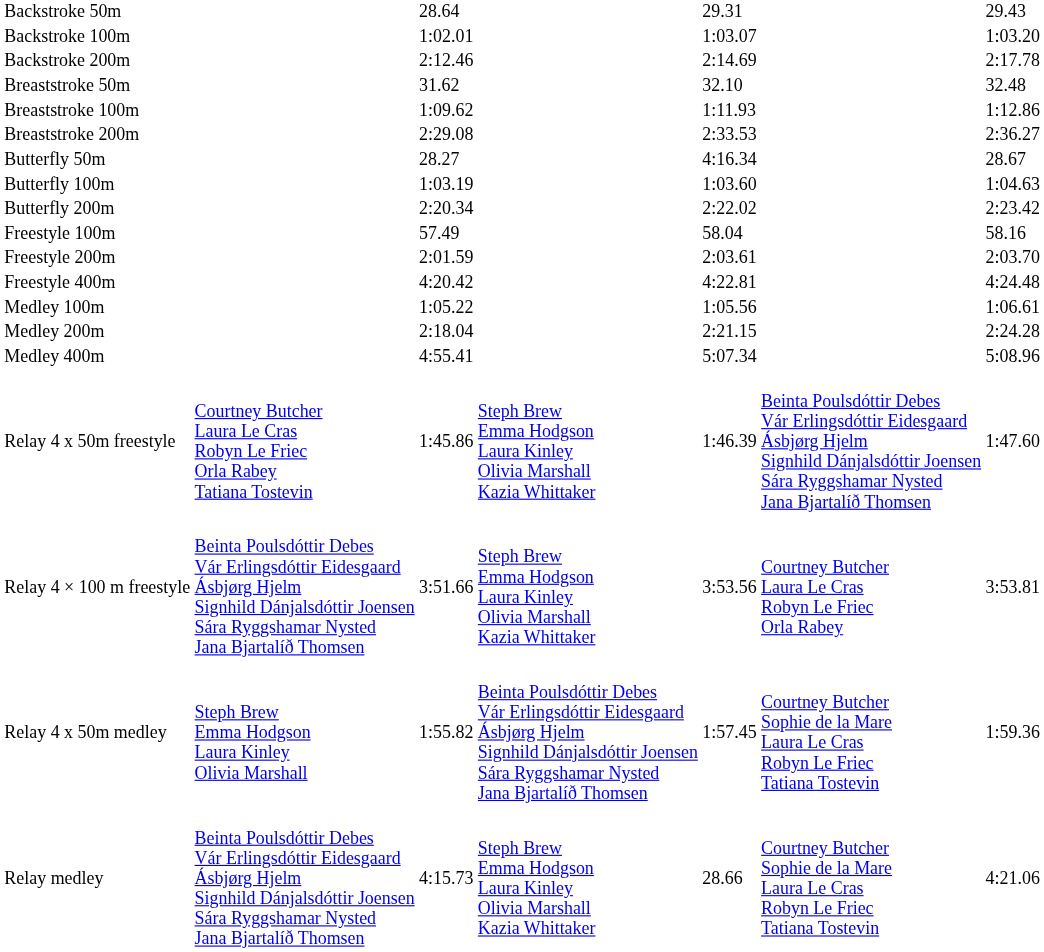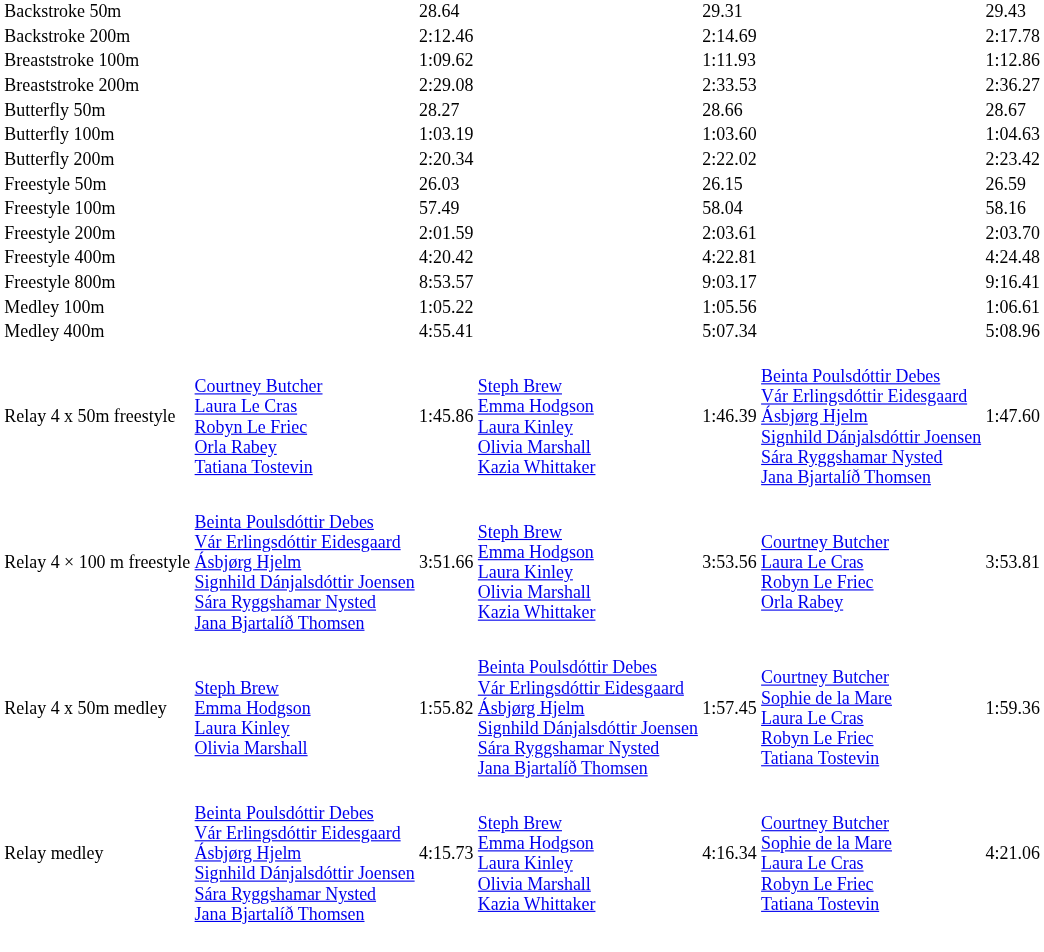- row: (67, 36)
- row: (67, 85)
(729, 159) 4:16.34 -> (723, 109) 28.66
+ row: (55, 183)
+ row: (60, 282)
- row: (54, 331)
(723, 878) 28.66 -> (729, 853) 4:16.34
